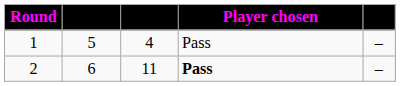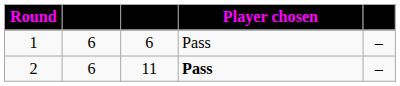(91, 42) 5 -> (91, 42) 6
(149, 42) 4 -> (149, 42) 6
